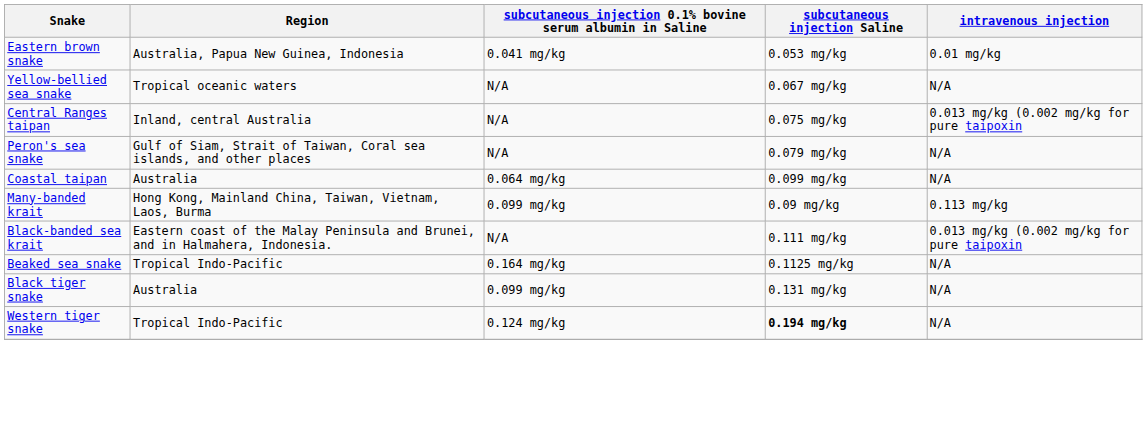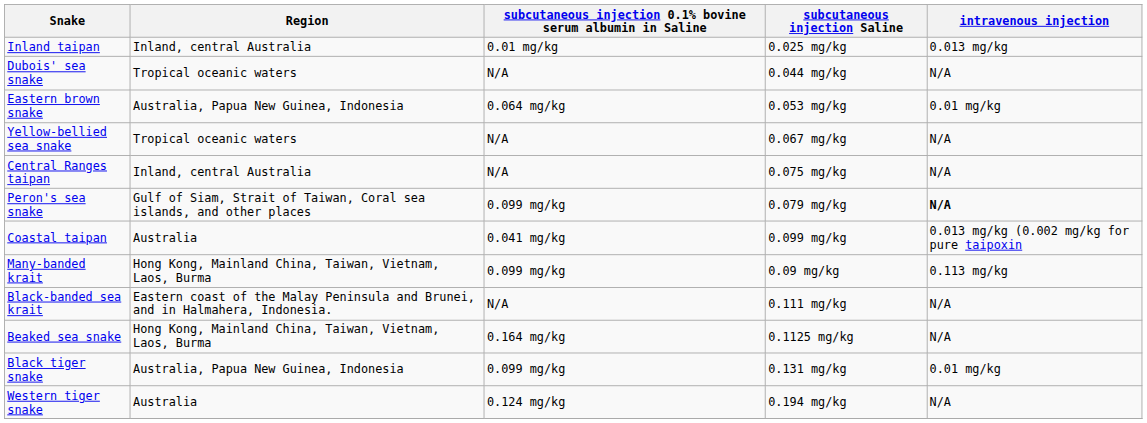+ row: (54, 47)
+ row: (46, 73)
(526, 54) 0.041 mg/kg -> (526, 106) 0.064 mg/kg
(1029, 120) 0.013 mg/kg (0.002 mg/kg for pure taipoxin -> (940, 172) N/A
(498, 153) N/A -> (526, 205) 0.099 mg/kg
(940, 153) normal -> (940, 205) bold
(526, 179) 0.064 mg/kg -> (526, 238) 0.041 mg/kg
(940, 179) N/A -> (1029, 238) 0.013 mg/kg (0.002 mg/kg for pure taipoxin
(1029, 238) 0.013 mg/kg (0.002 mg/kg for pure taipoxin -> (940, 304) N/A
(208, 264) Tropical Indo-Pacific -> (286, 337) Hong Kong, Mainland China, Taiwan, Vietnam, Laos, Burma
(165, 290) Australia -> (268, 370) Australia, Papua New Guinea, Indonesia
(940, 290) N/A -> (965, 370) 0.01 mg/kg
(208, 323) Tropical Indo-Pacific -> (165, 402) Australia
(807, 323) bold -> (807, 402) normal
